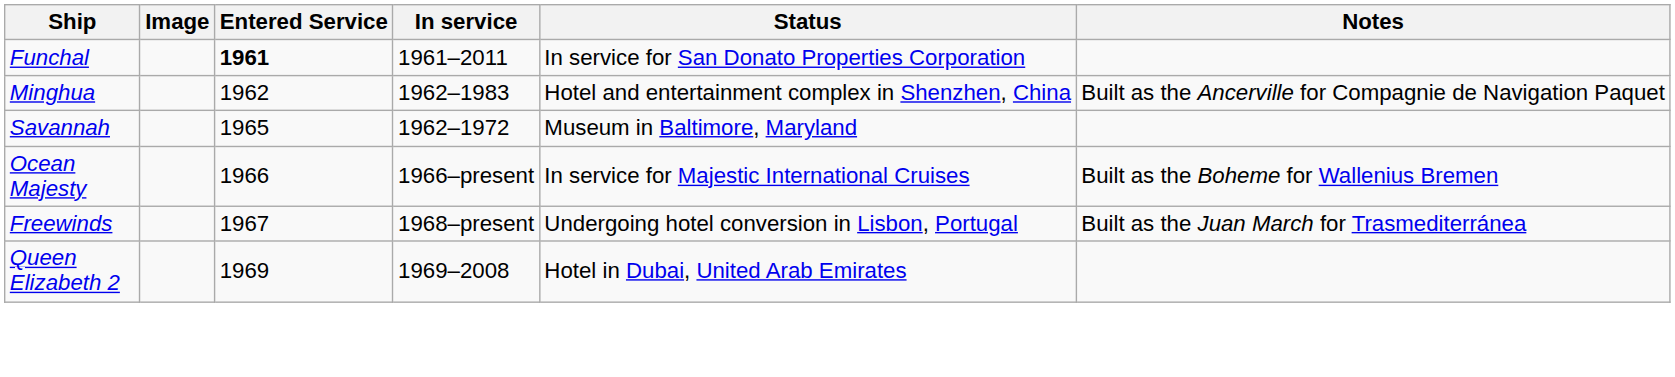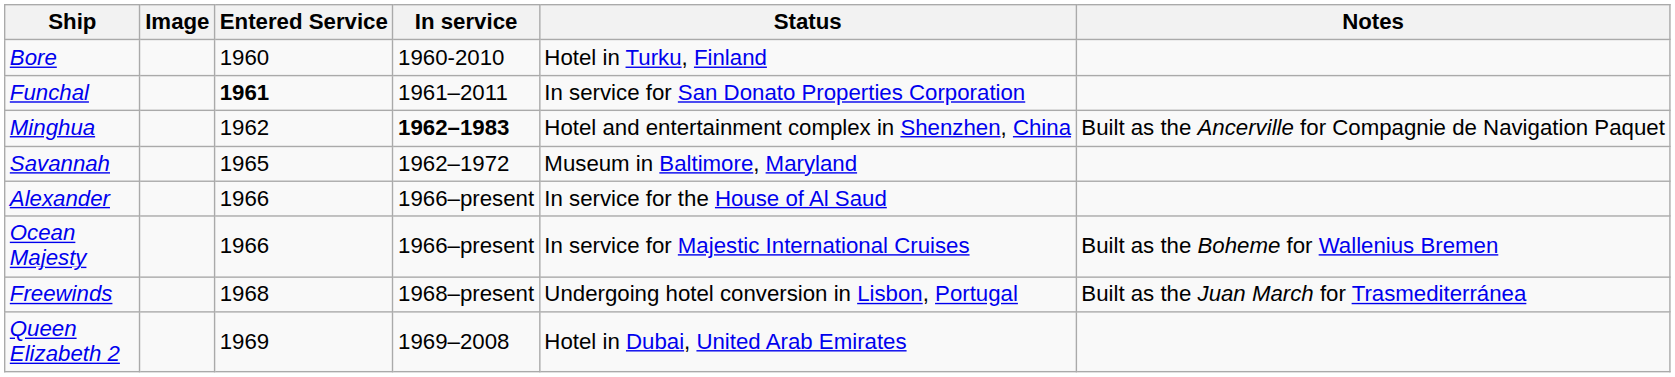+ row: (33, 57)
(454, 92) normal -> (454, 127) bold
+ row: (60, 198)
(244, 223) 1967 -> (244, 294) 1968
